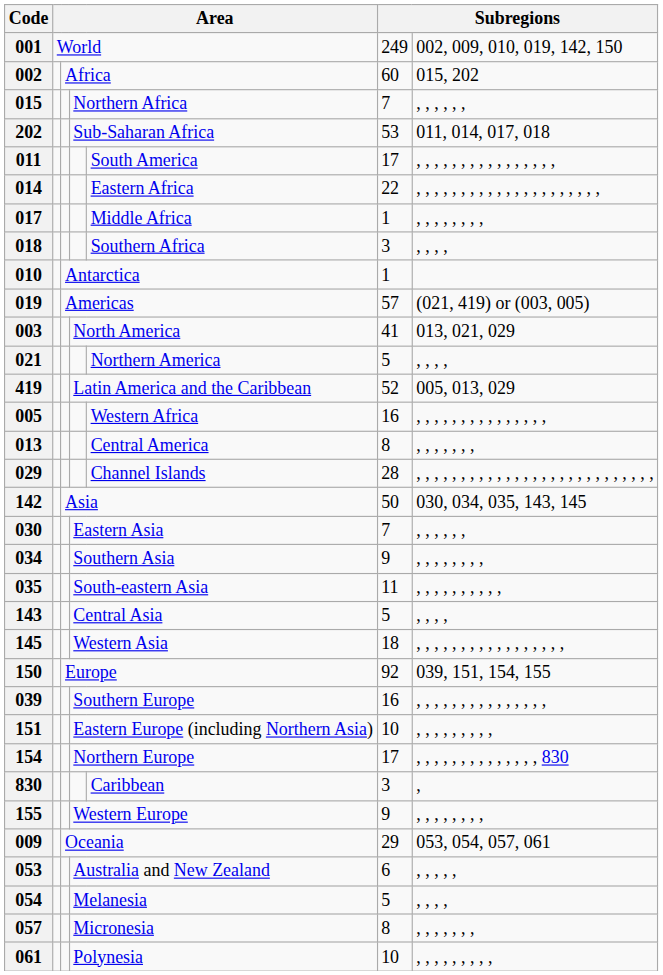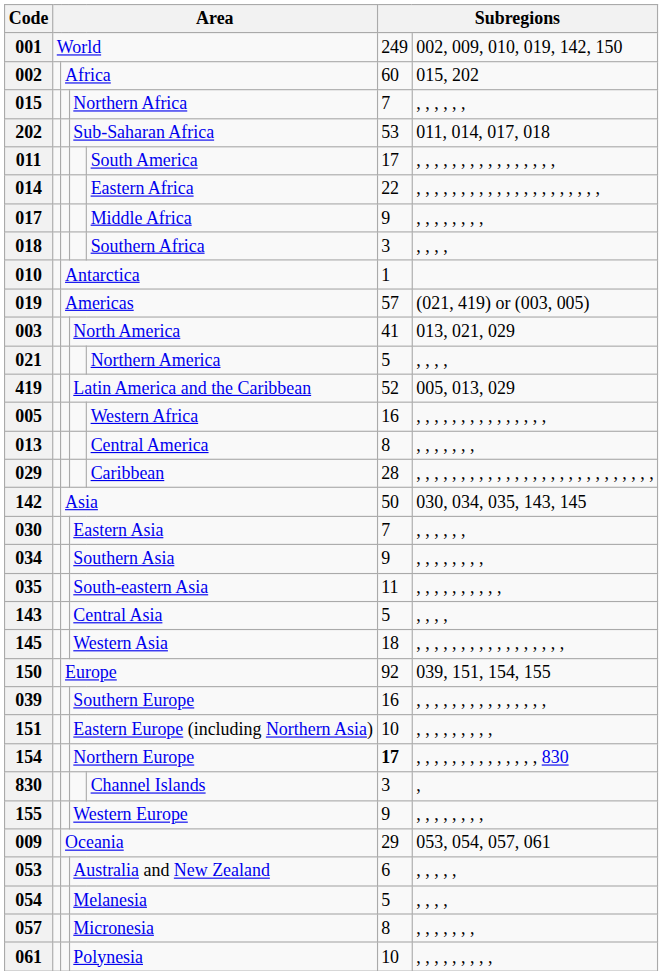(386, 217) 1 -> (386, 217) 9
(148, 473) Channel Islands -> (127, 473) Caribbean
(390, 757) normal -> (390, 757) bold
(127, 786) Caribbean -> (148, 786) Channel Islands
